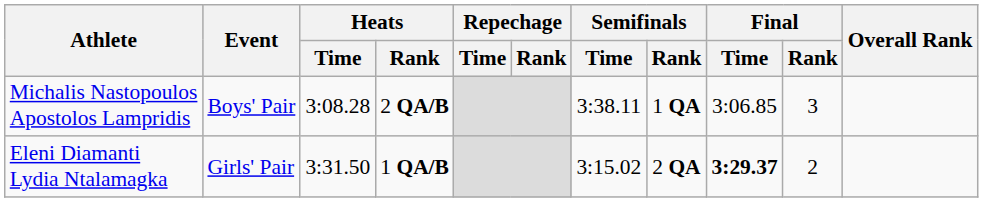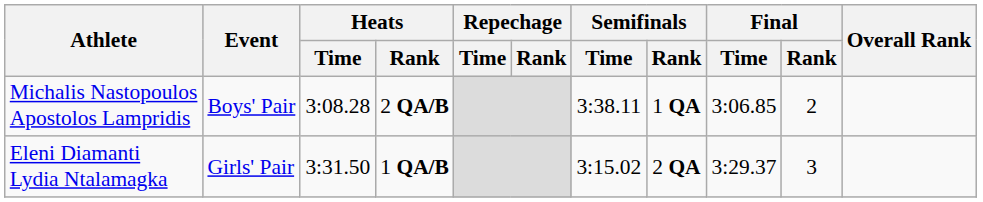(813, 106) 3 -> (812, 106) 2
(745, 166) bold -> (744, 166) normal
(813, 166) 2 -> (812, 166) 3
